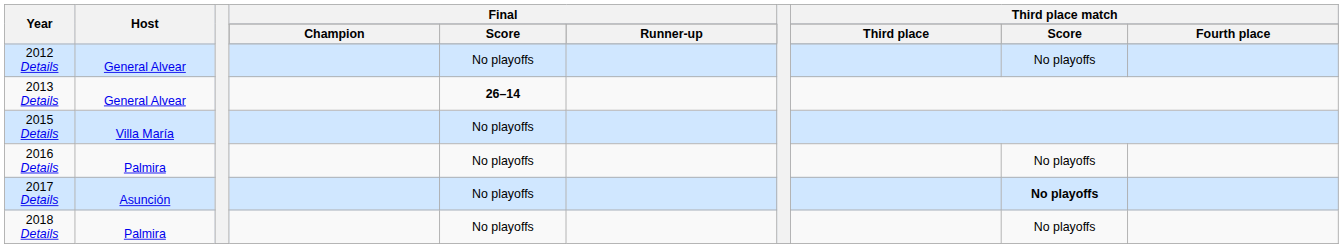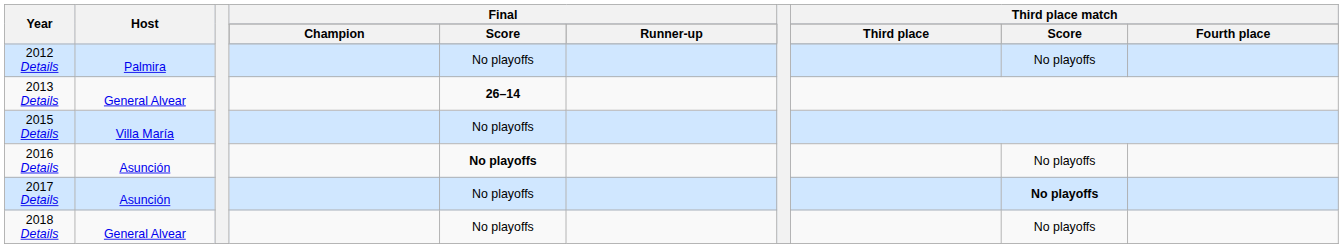(145, 67) General Alvear -> (145, 67) Palmira
(145, 167) Palmira -> (145, 167) Asunción
(503, 161) normal -> (503, 161) bold
(145, 234) Palmira -> (145, 234) General Alvear
